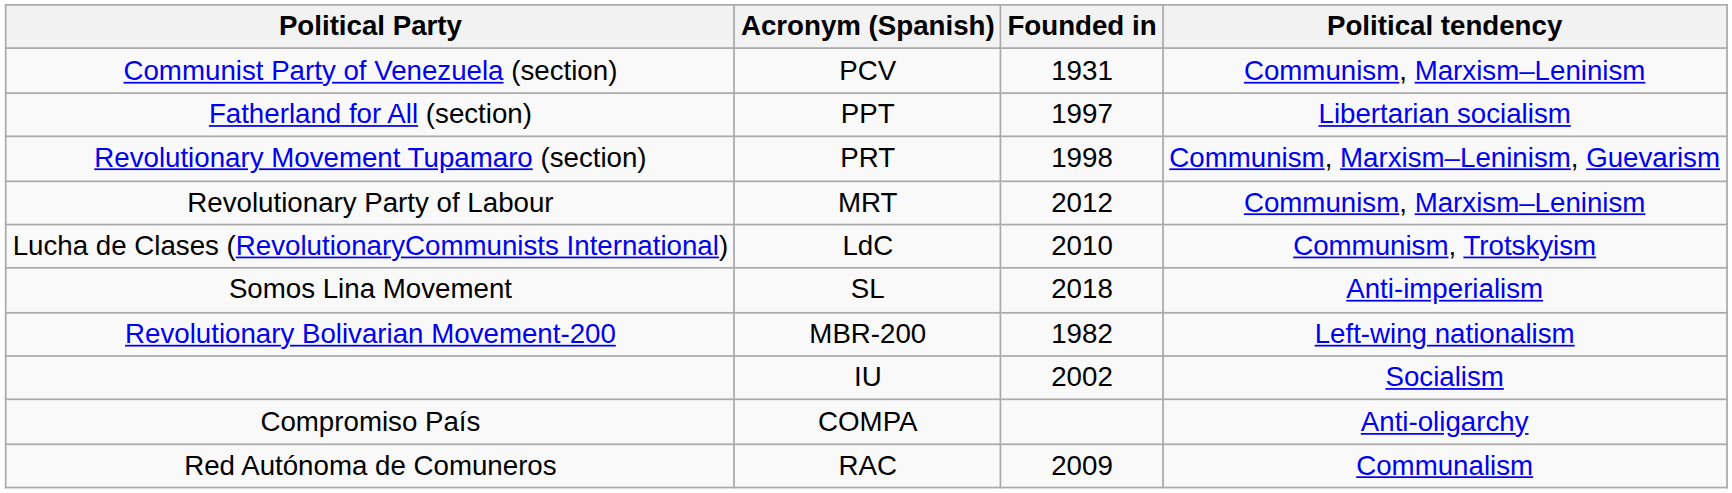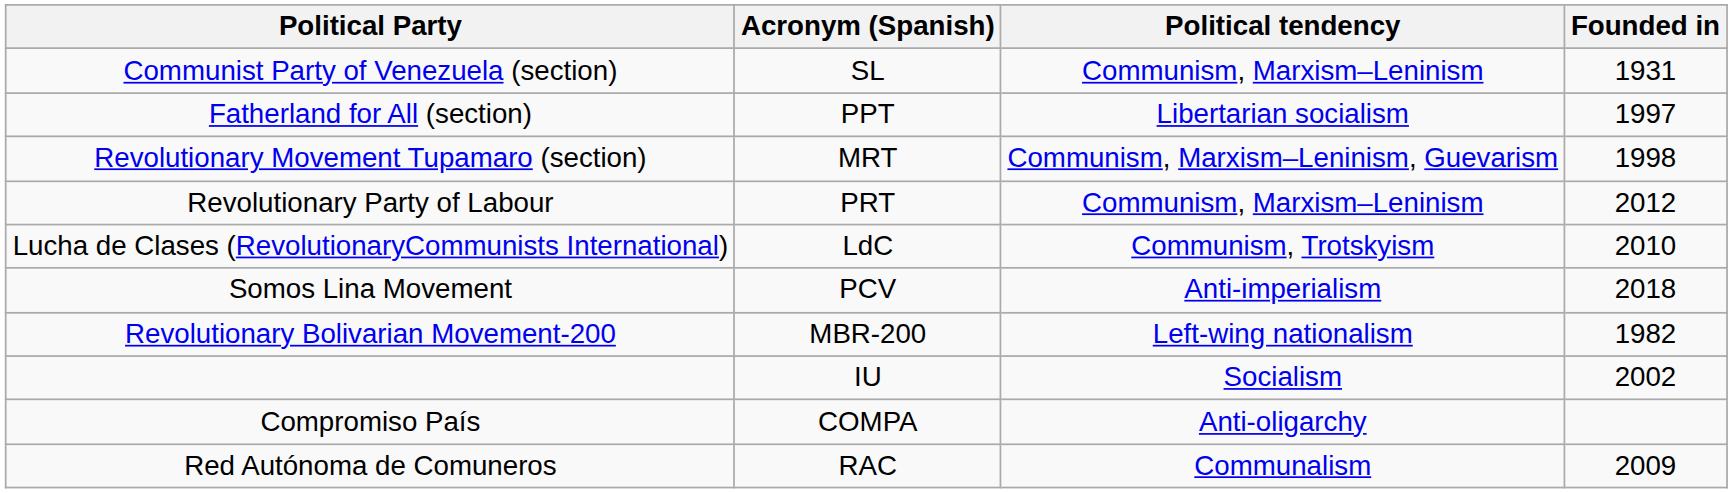columns swapped: (1082, 26) <-> (1445, 26)
(868, 70) PCV -> (868, 70) SL
(868, 158) PRT -> (868, 158) MRT
(868, 202) MRT -> (868, 202) PRT
(868, 289) SL -> (868, 289) PCV
